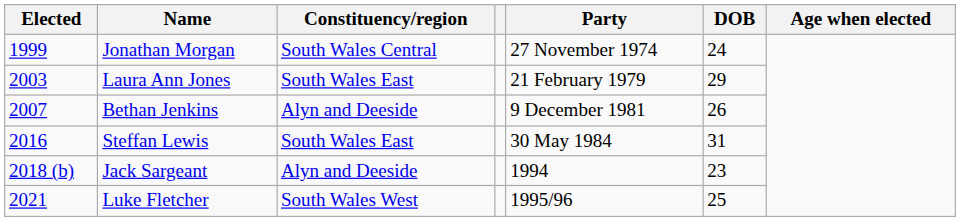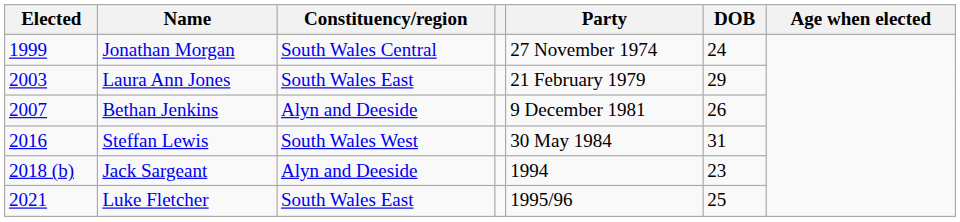(347, 140) South Wales East -> (349, 140) South Wales West
(349, 200) South Wales West -> (347, 200) South Wales East
